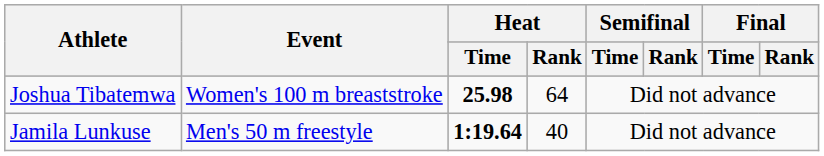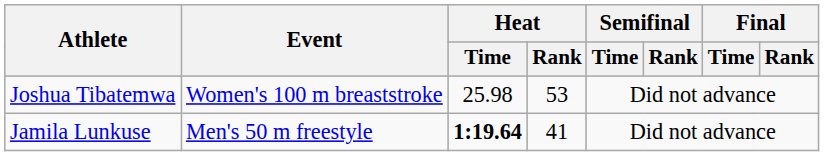(488, 94) bold -> (488, 94) normal
(557, 94) 64 -> (557, 94) 53
(557, 131) 40 -> (557, 131) 41
